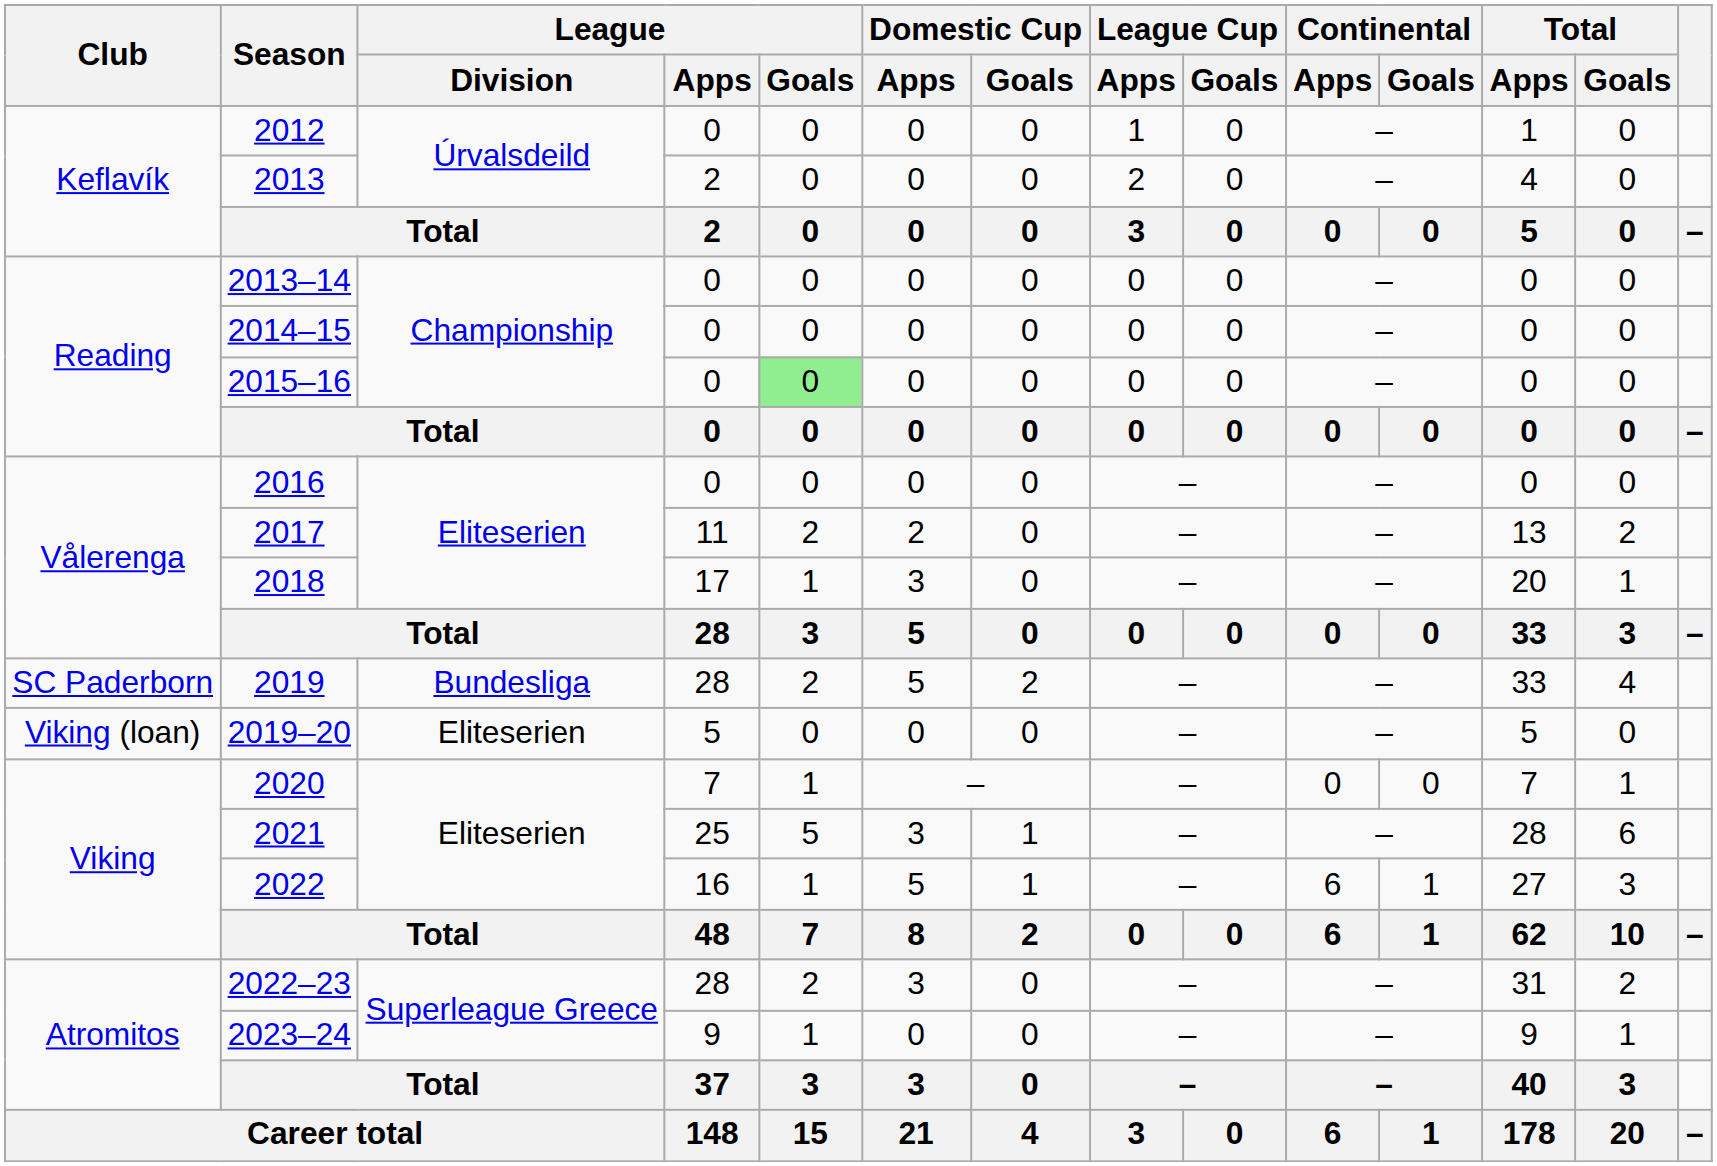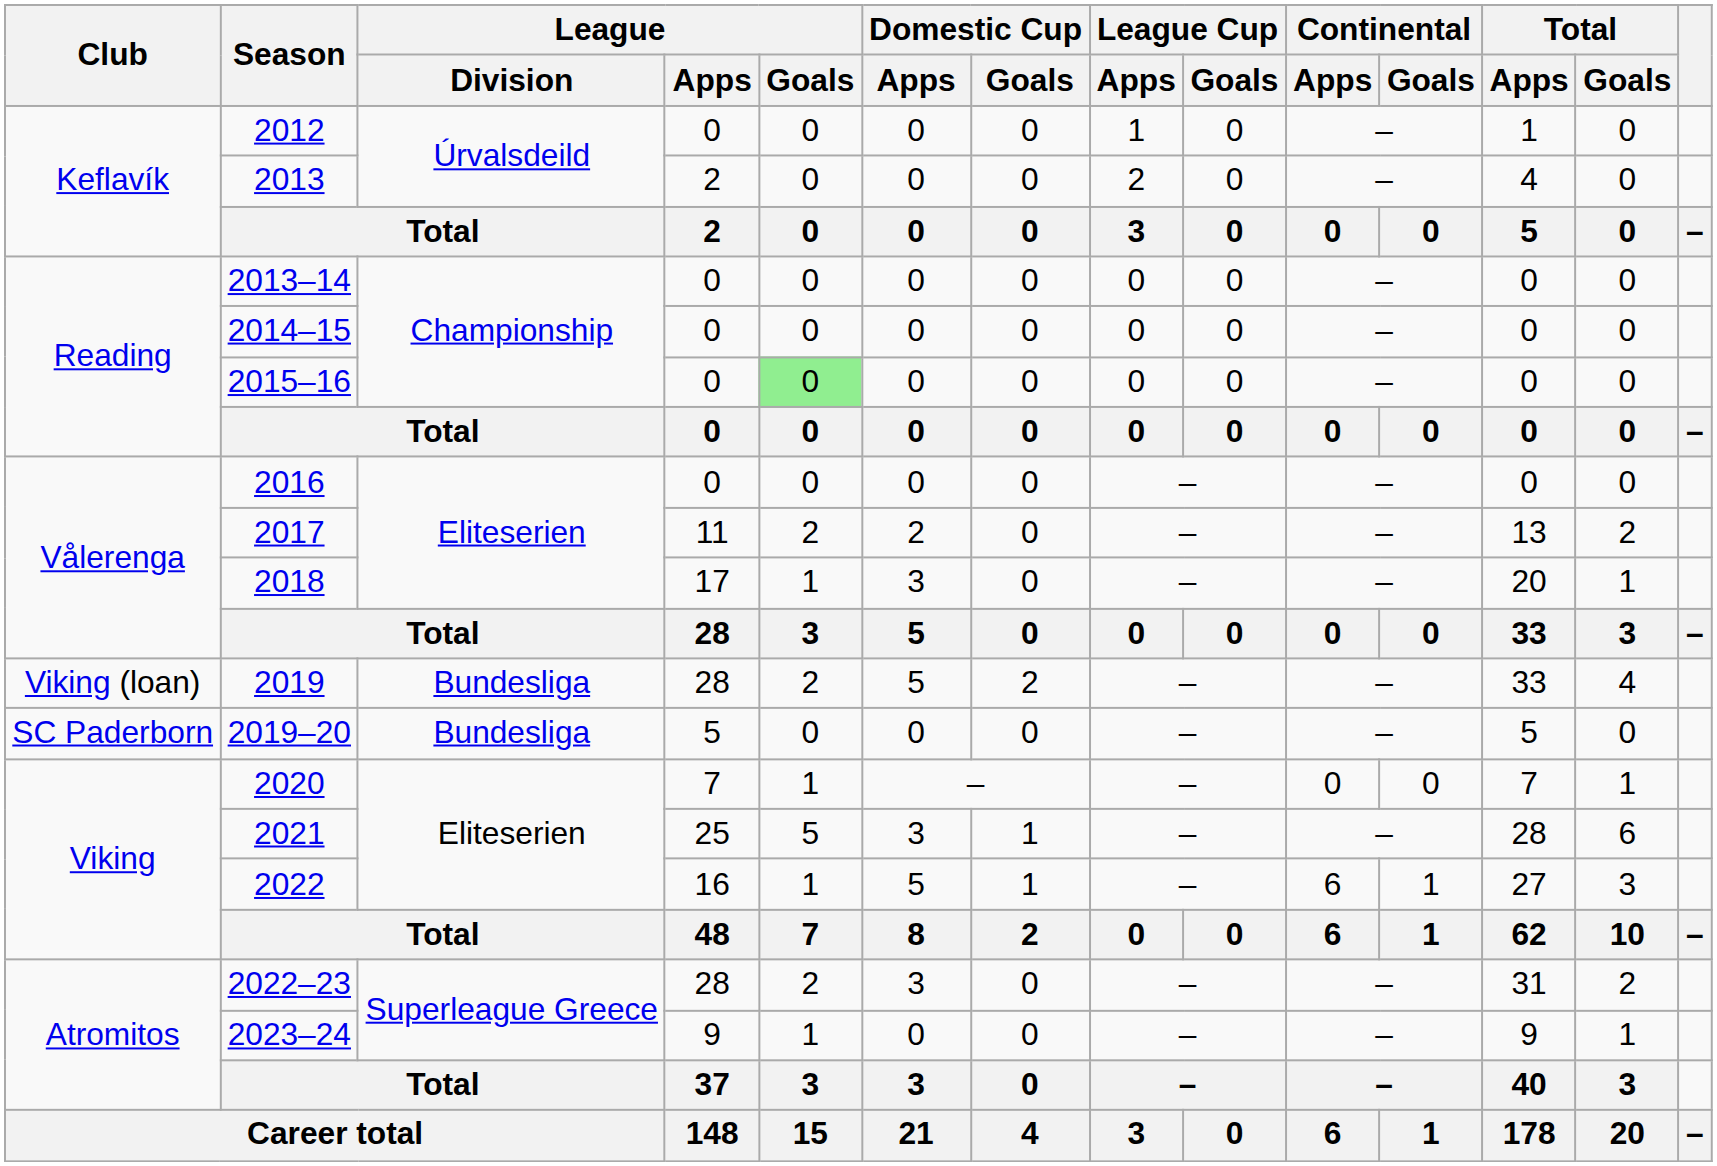(113, 682) SC Paderborn -> (113, 682) Viking (loan)
(113, 733) Viking (loan) -> (113, 733) SC Paderborn
(512, 733) Eliteserien -> (512, 733) Bundesliga
